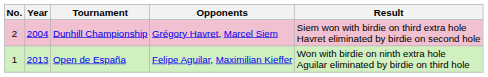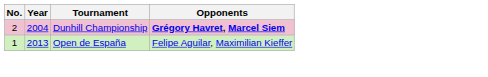- column: (389, 12)
(215, 33) normal -> (218, 28) bold
